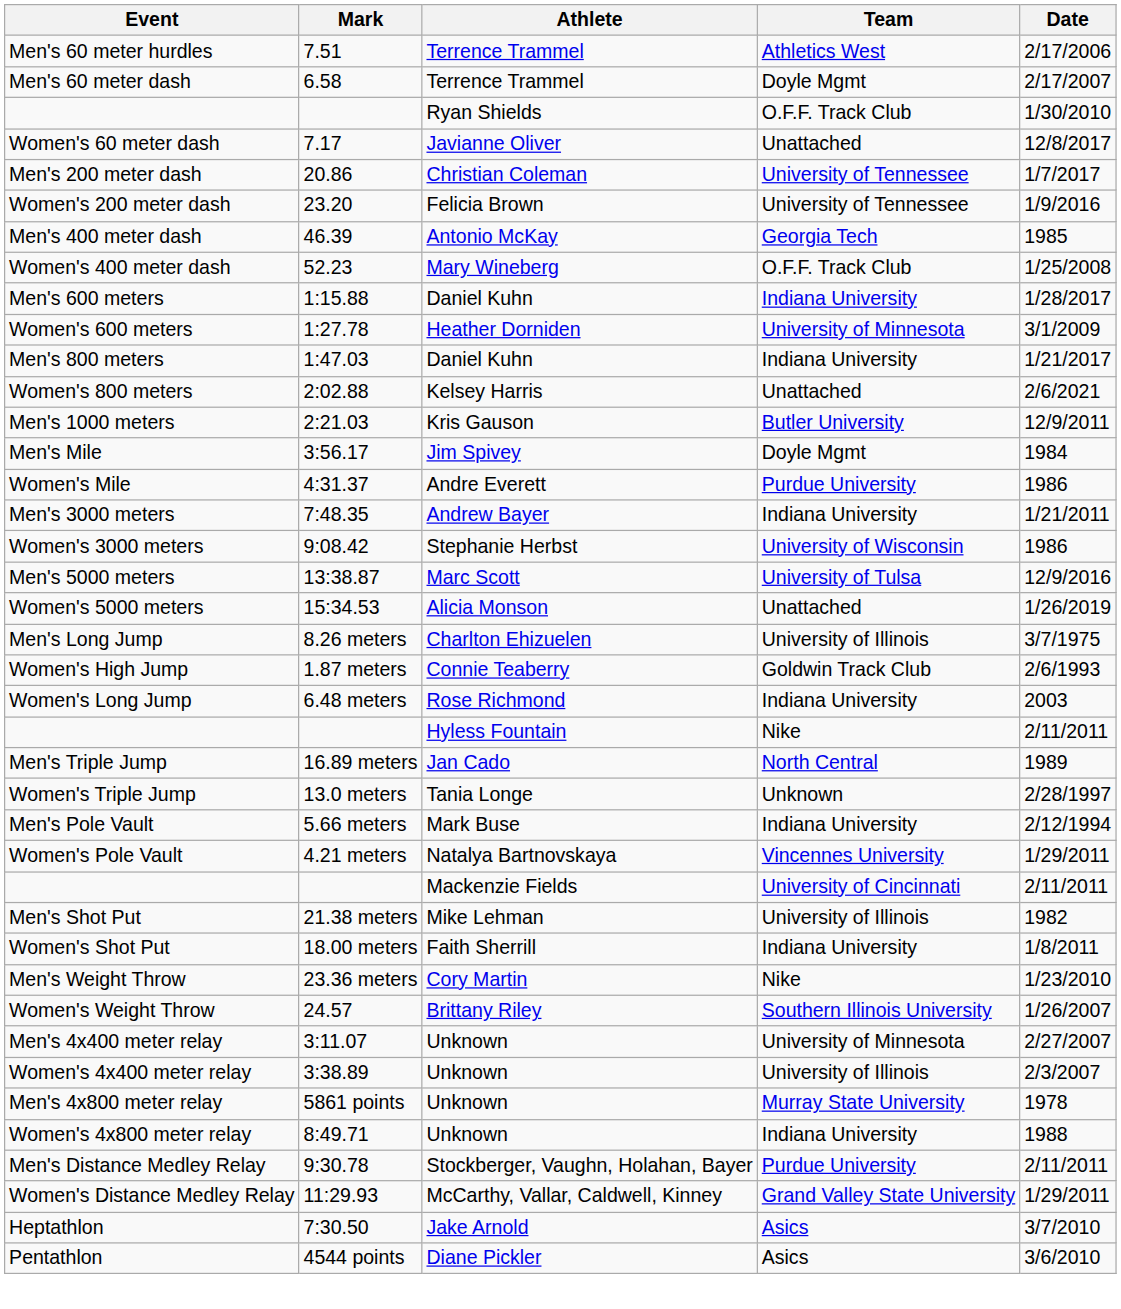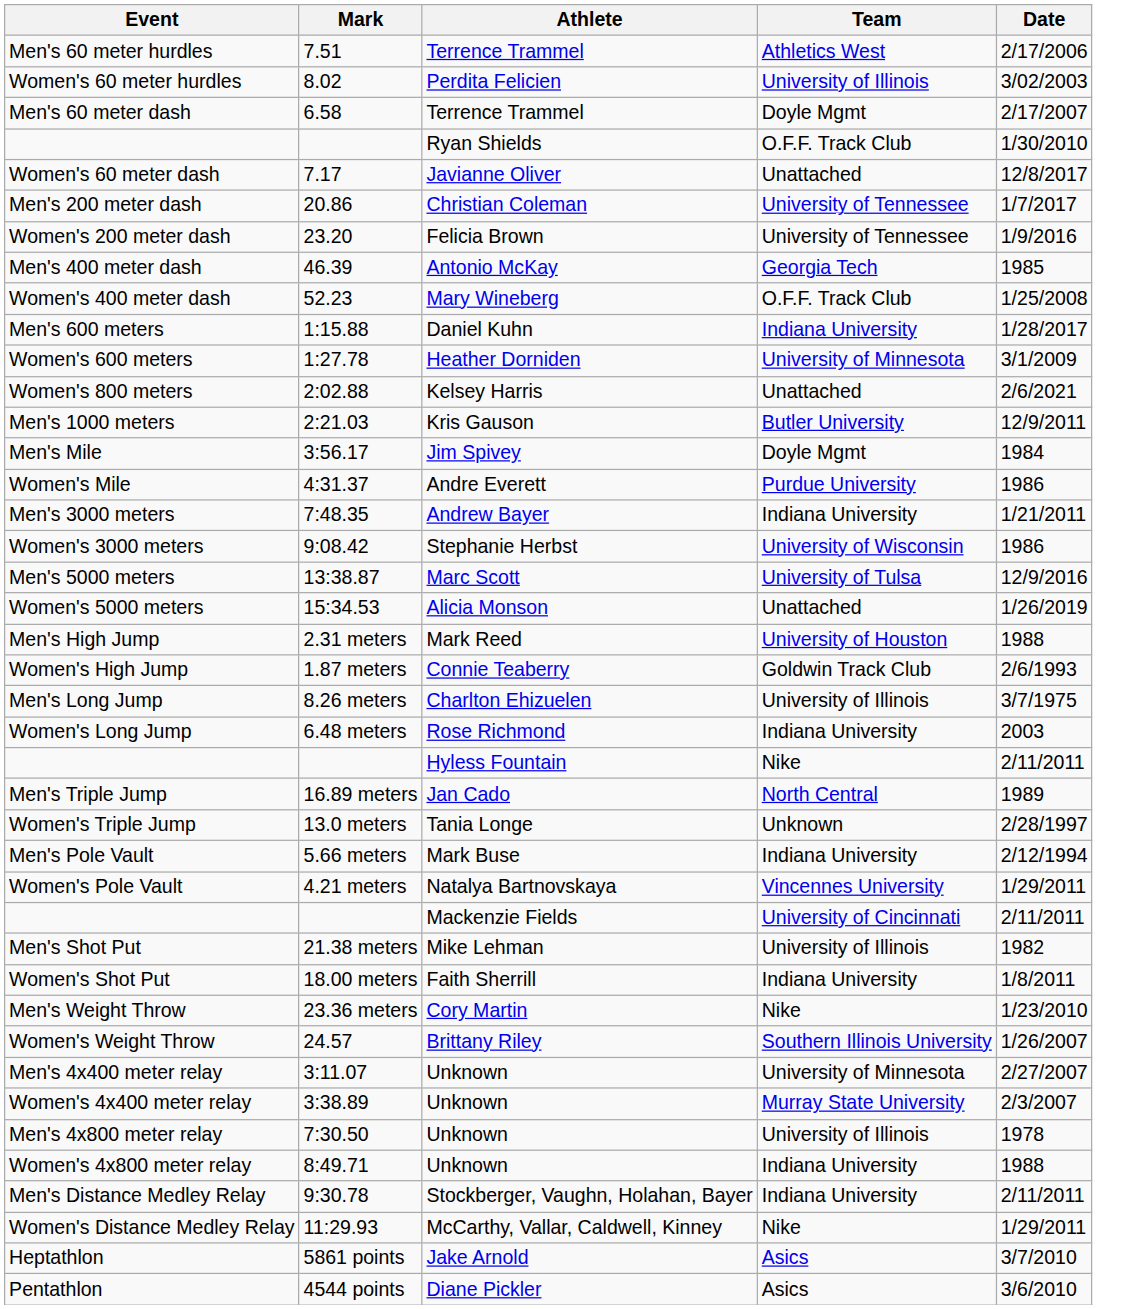+ row: (125, 81)
- row: (86, 360)
+ row: (84, 639)
rows swapped: (99, 670) <-> (86, 639)
(845, 1072) University of Illinois -> (863, 1103) Murray State University
(354, 1103) 5861 points -> (336, 1134) 7:30.50
(863, 1103) Murray State University -> (845, 1134) University of Illinois
(839, 1165) Purdue University -> (839, 1196) Indiana University
(889, 1196) Grand Valley State University -> (781, 1227) Nike
(336, 1227) 7:30.50 -> (354, 1258) 5861 points
